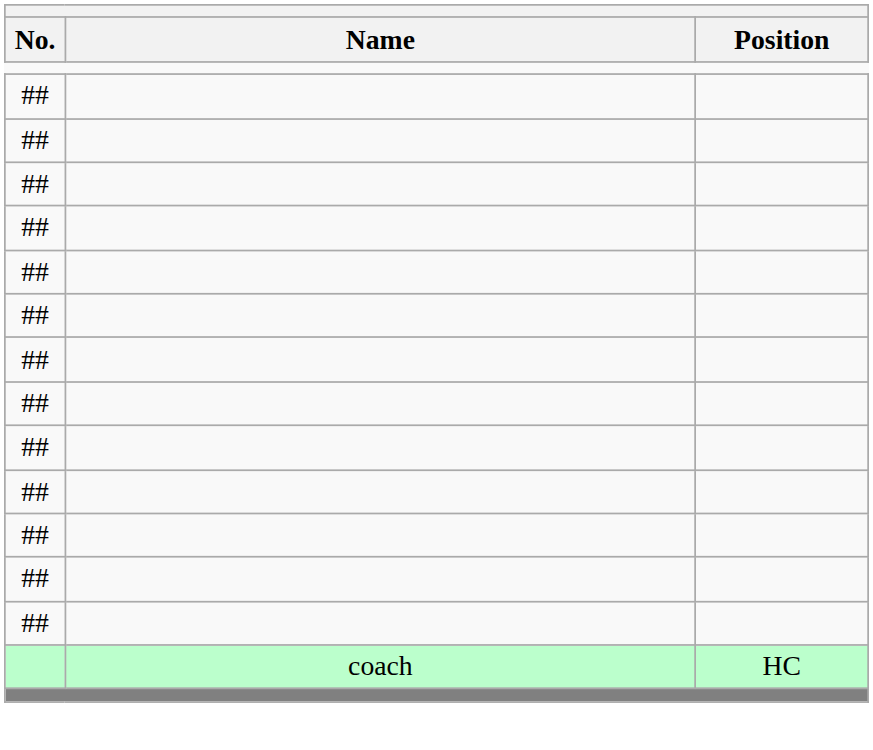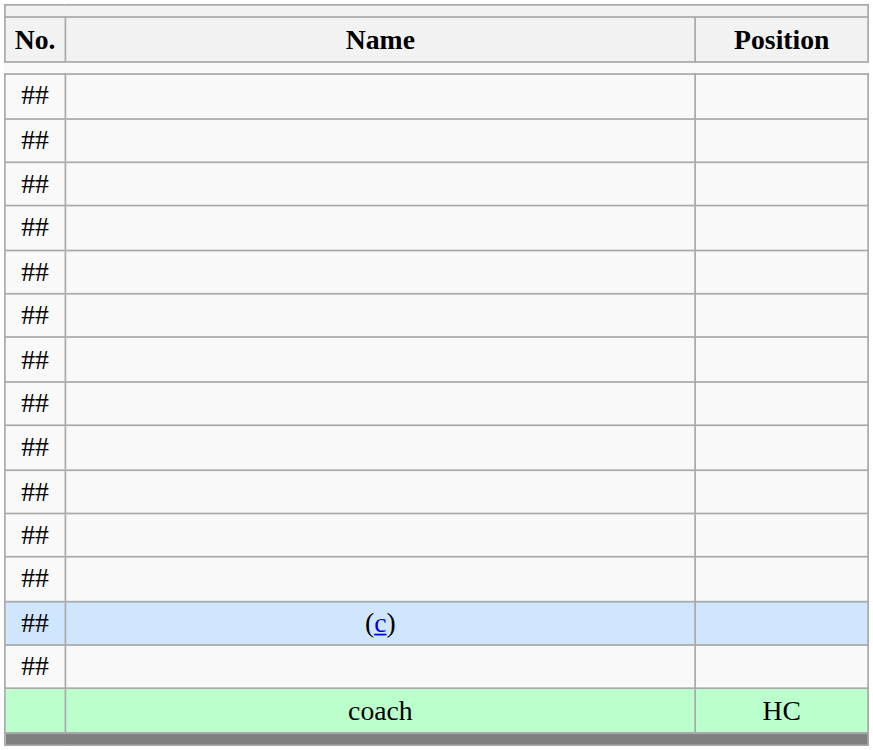+ row: (35, 622)
